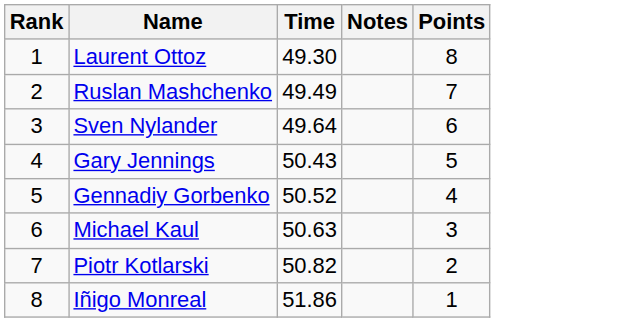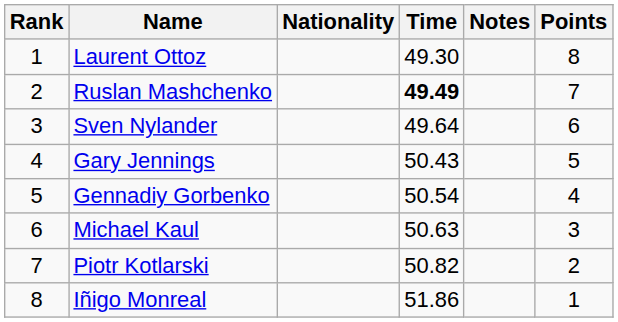+ column: (338, 21)
(310, 91) normal -> (432, 91) bold
(310, 195) 50.52 -> (432, 195) 50.54
